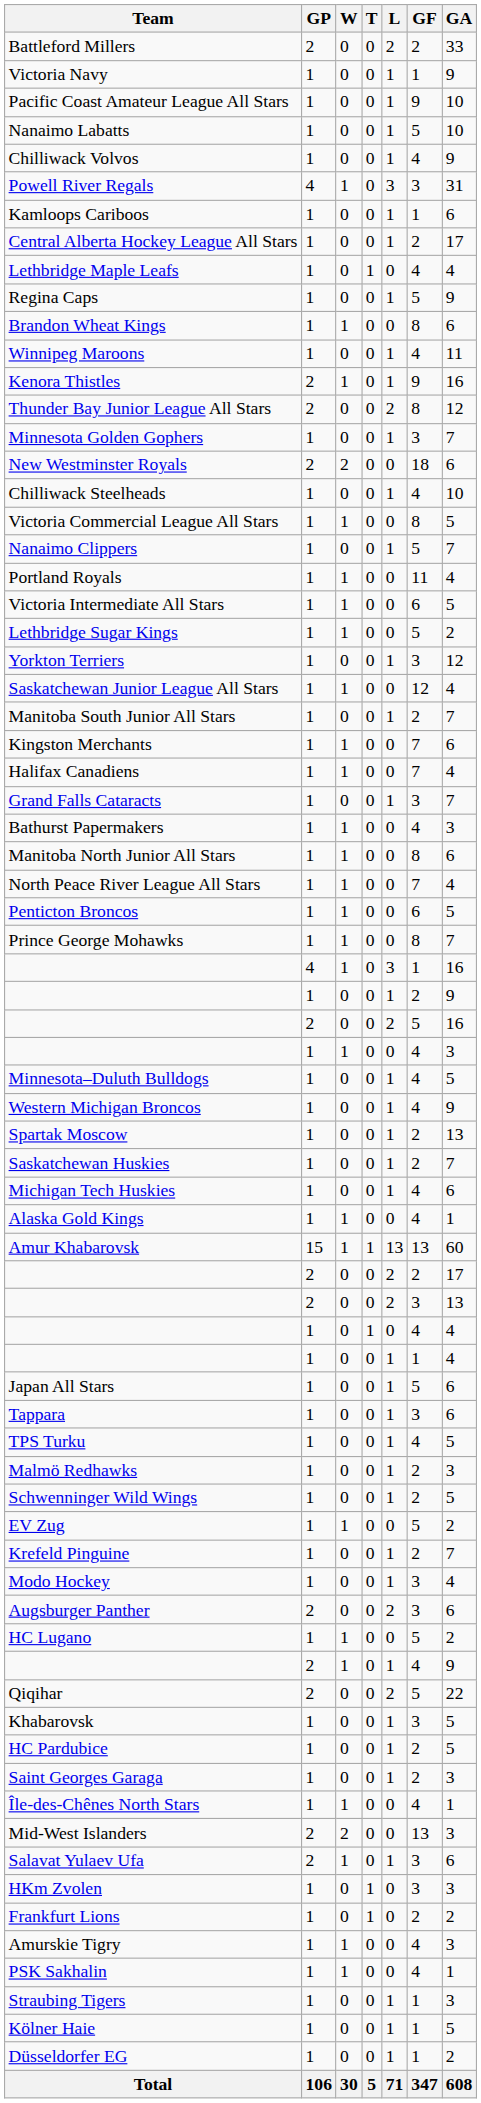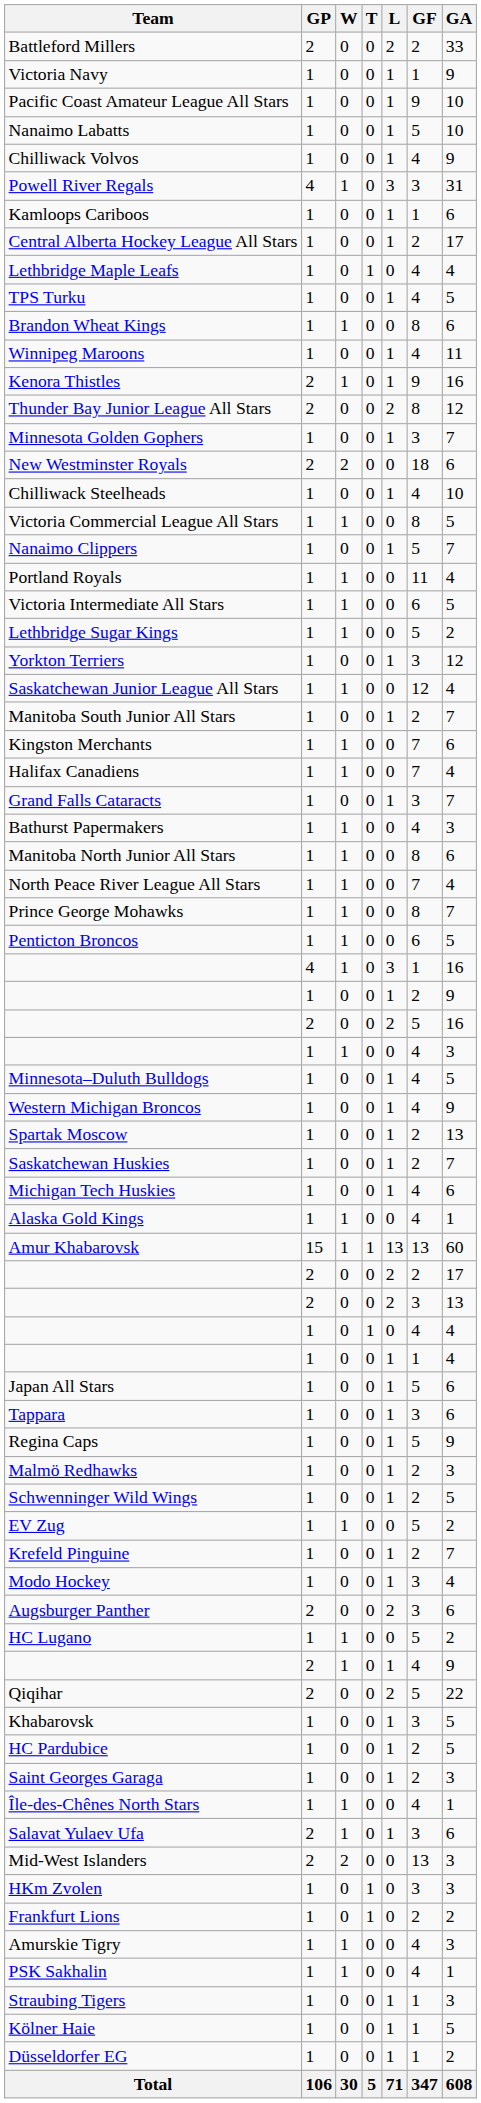rows swapped: (53, 297) <-> (47, 1441)
rows swapped: (96, 939) <-> (73, 911)
rows swapped: (76, 1860) <-> (78, 1832)
